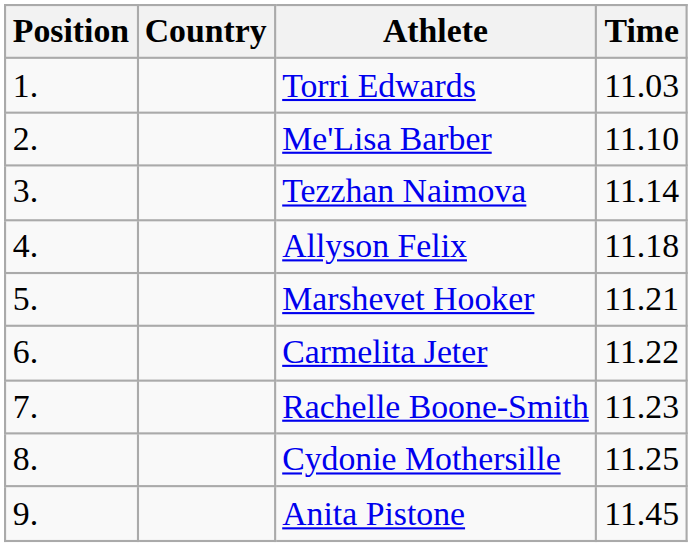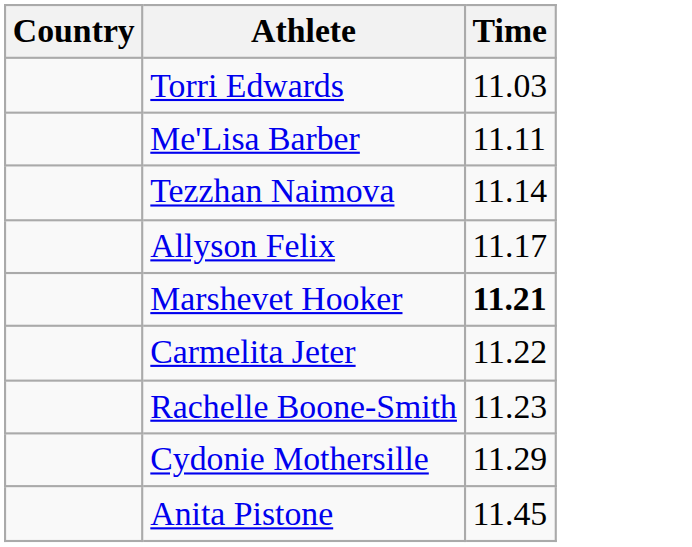- column: (71, 31)
(642, 138) 11.10 -> (509, 138) 11.11
(642, 245) 11.18 -> (510, 245) 11.17
(642, 298) normal -> (510, 298) bold
(642, 459) 11.25 -> (510, 459) 11.29
